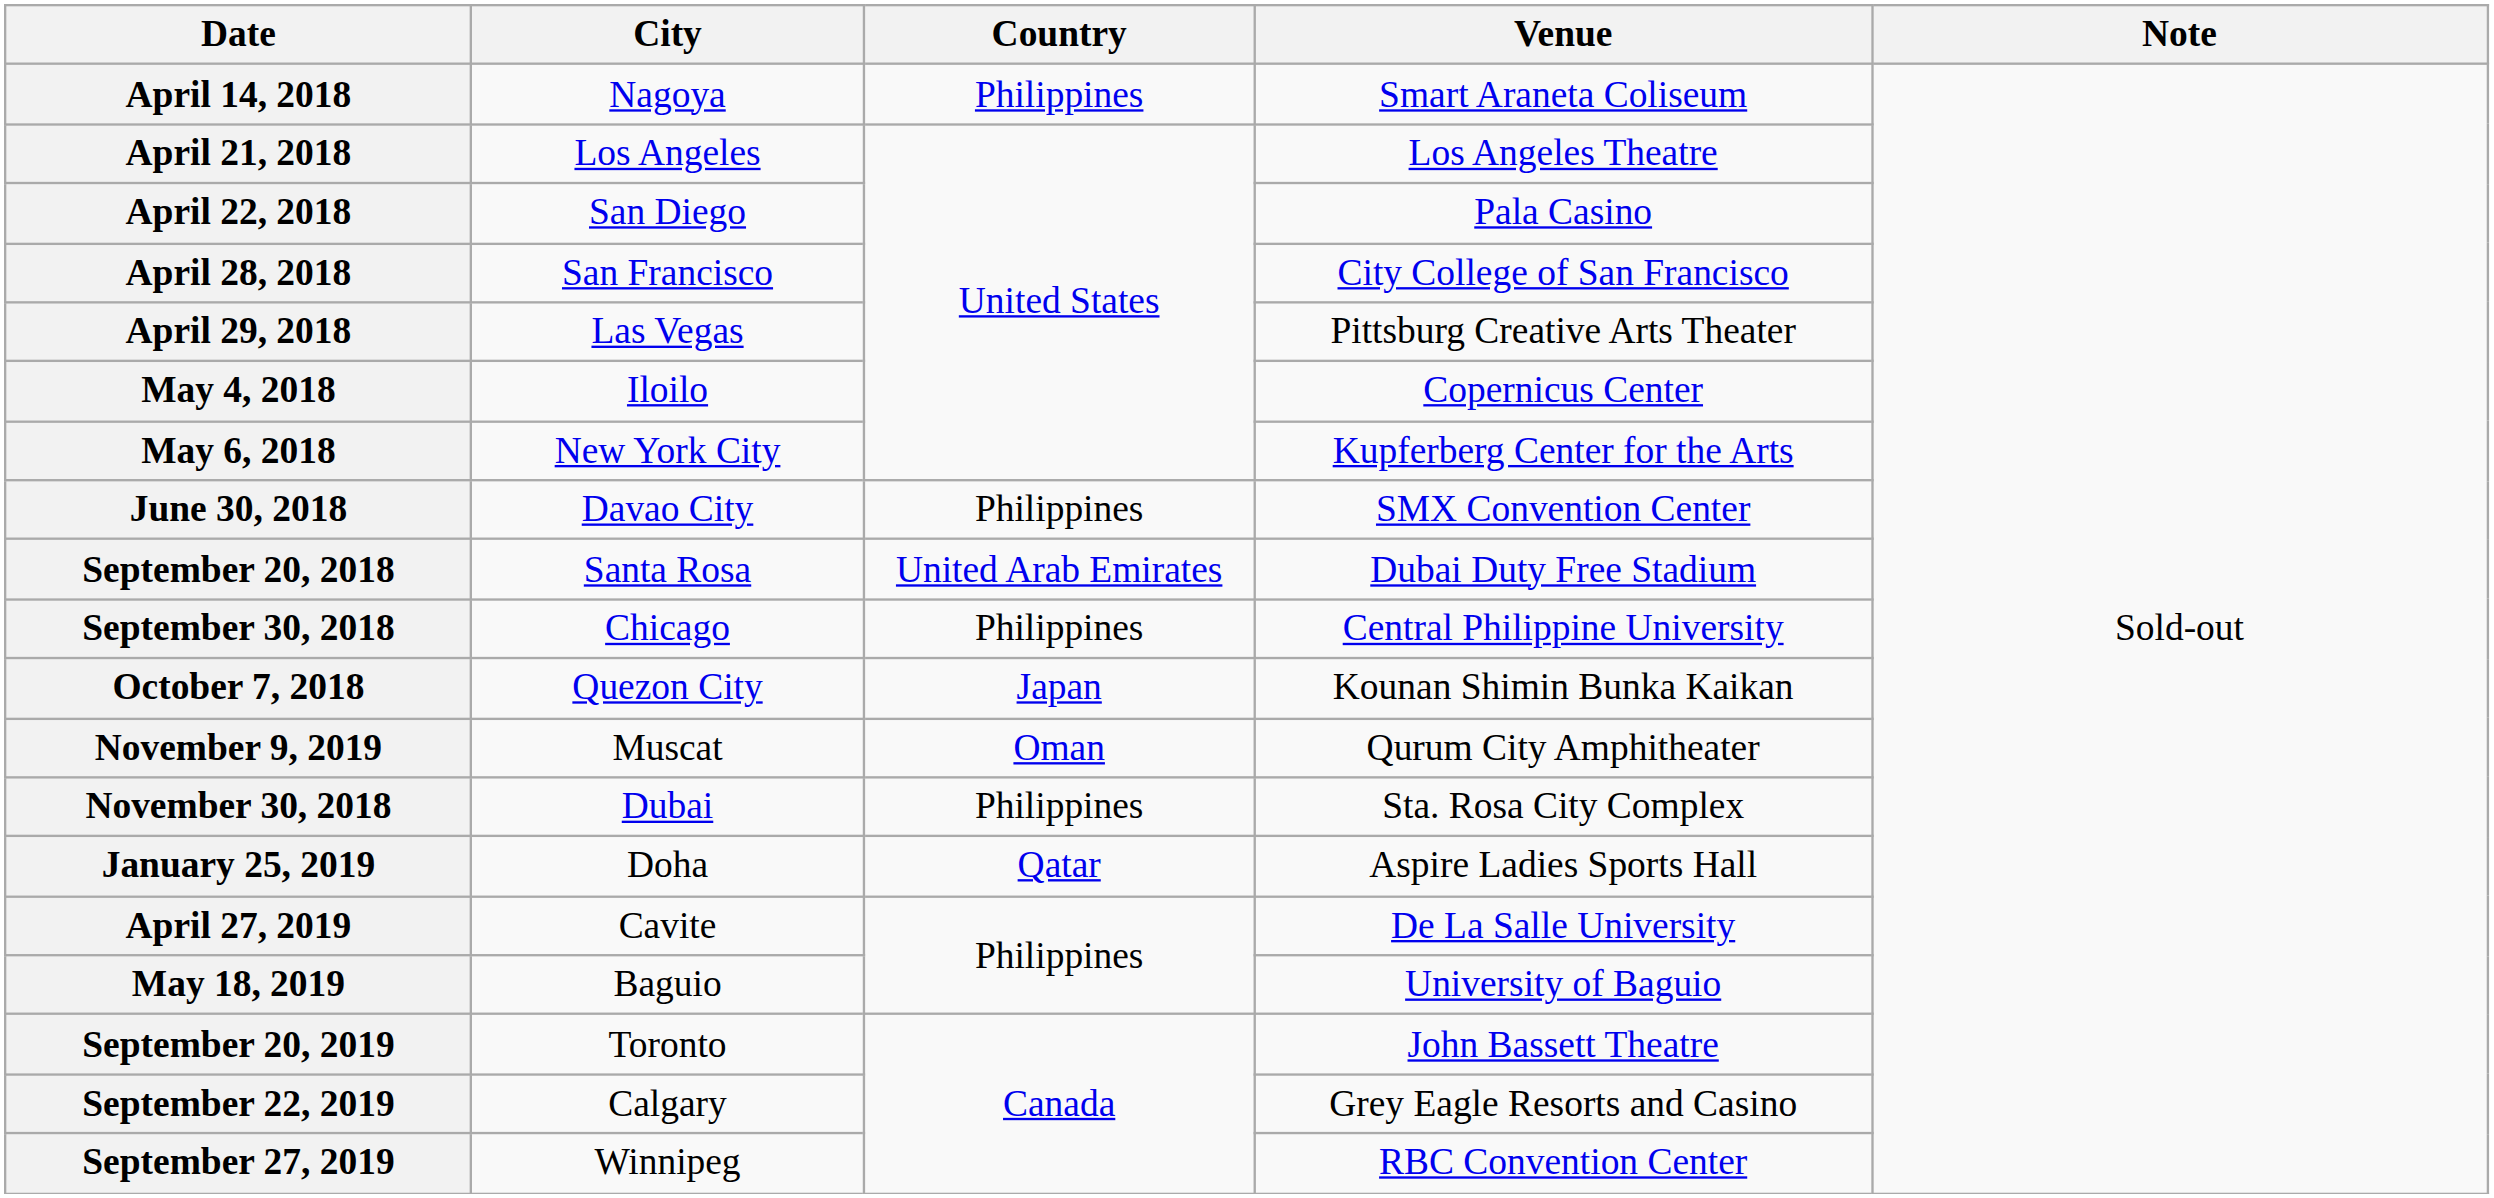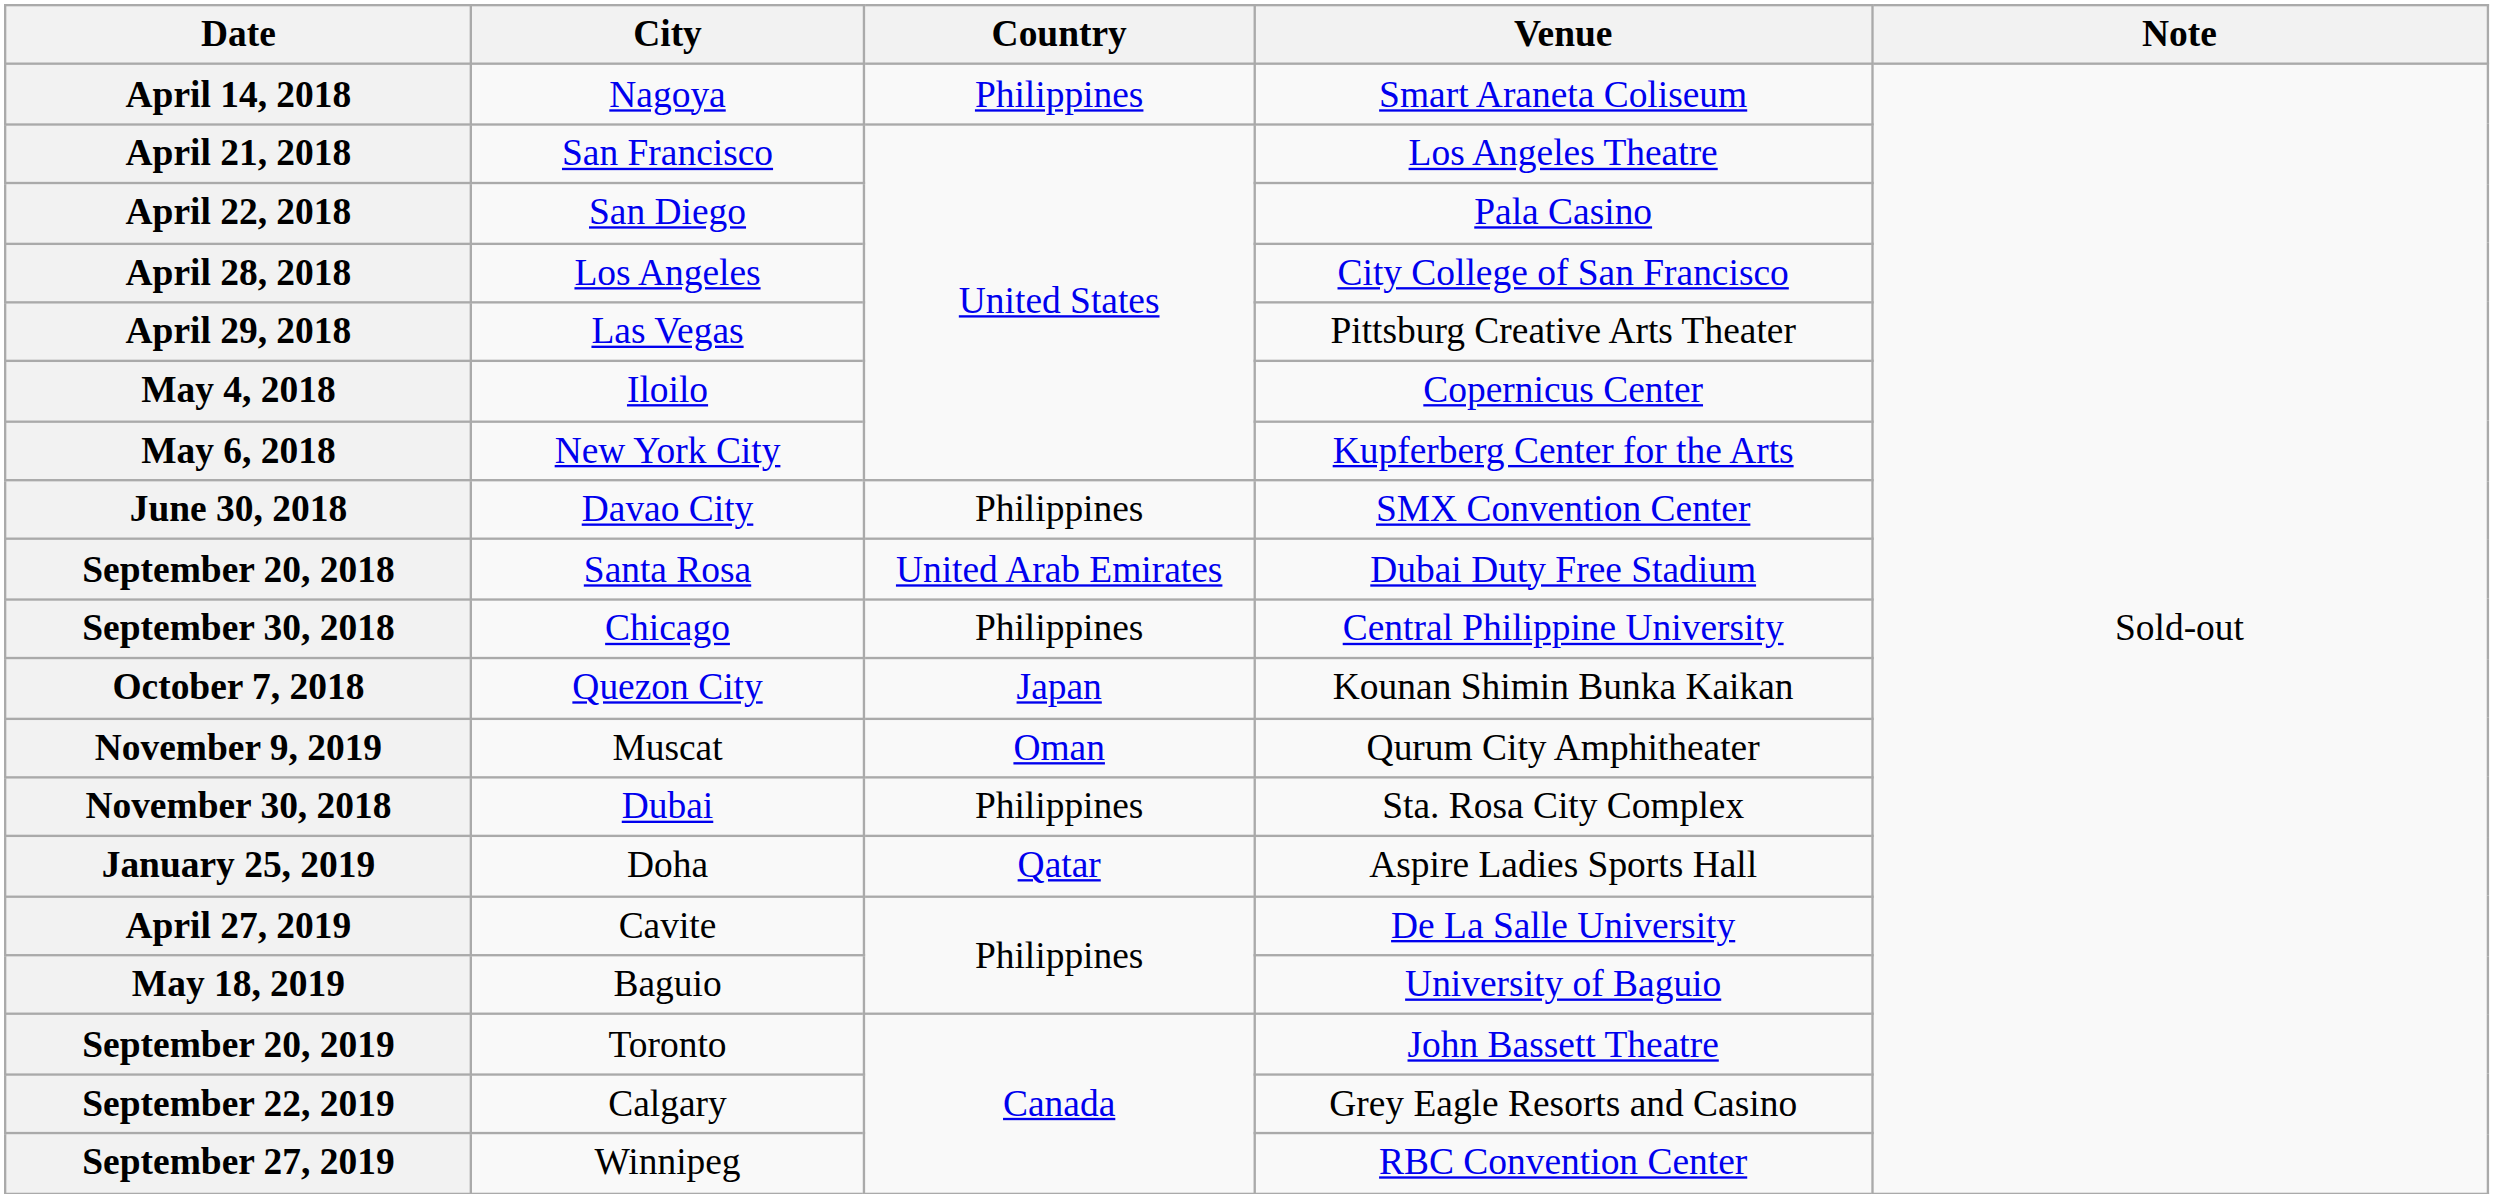(668, 152) Los Angeles -> (668, 152) San Francisco
(668, 271) San Francisco -> (668, 271) Los Angeles
